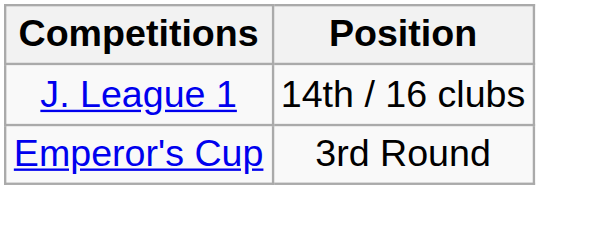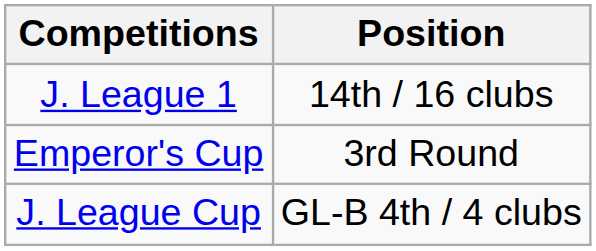+ row: (139, 213)
